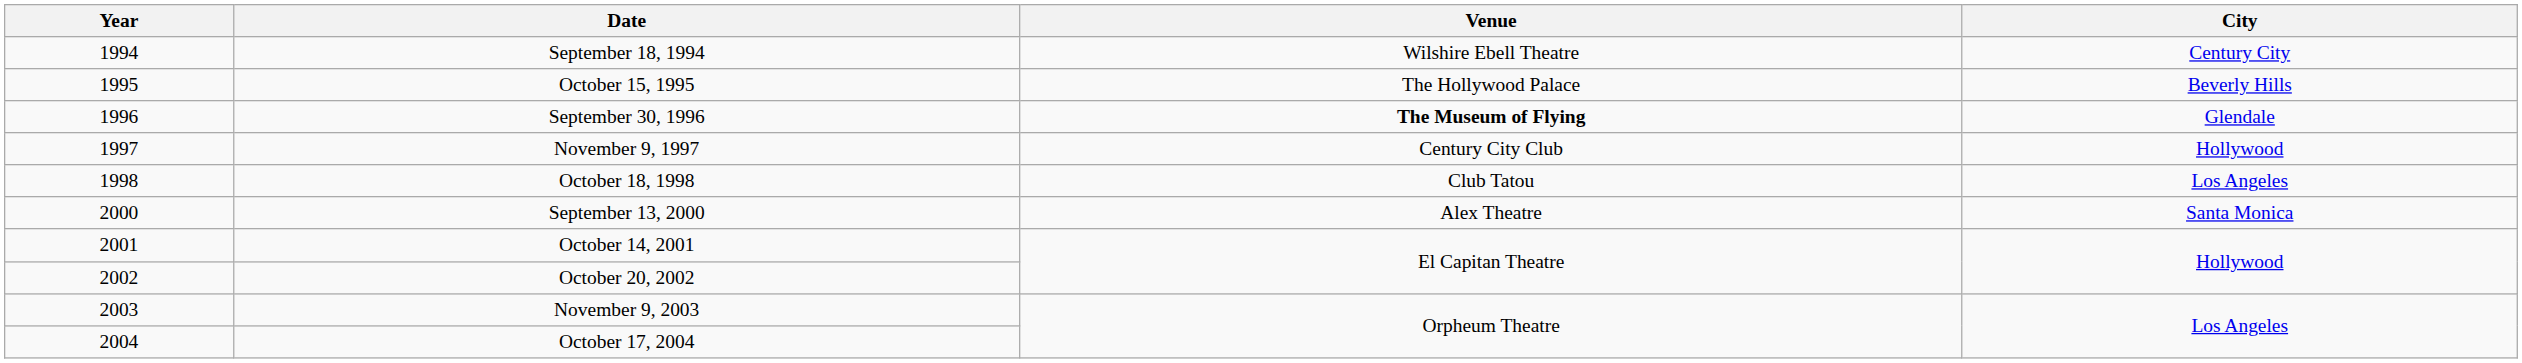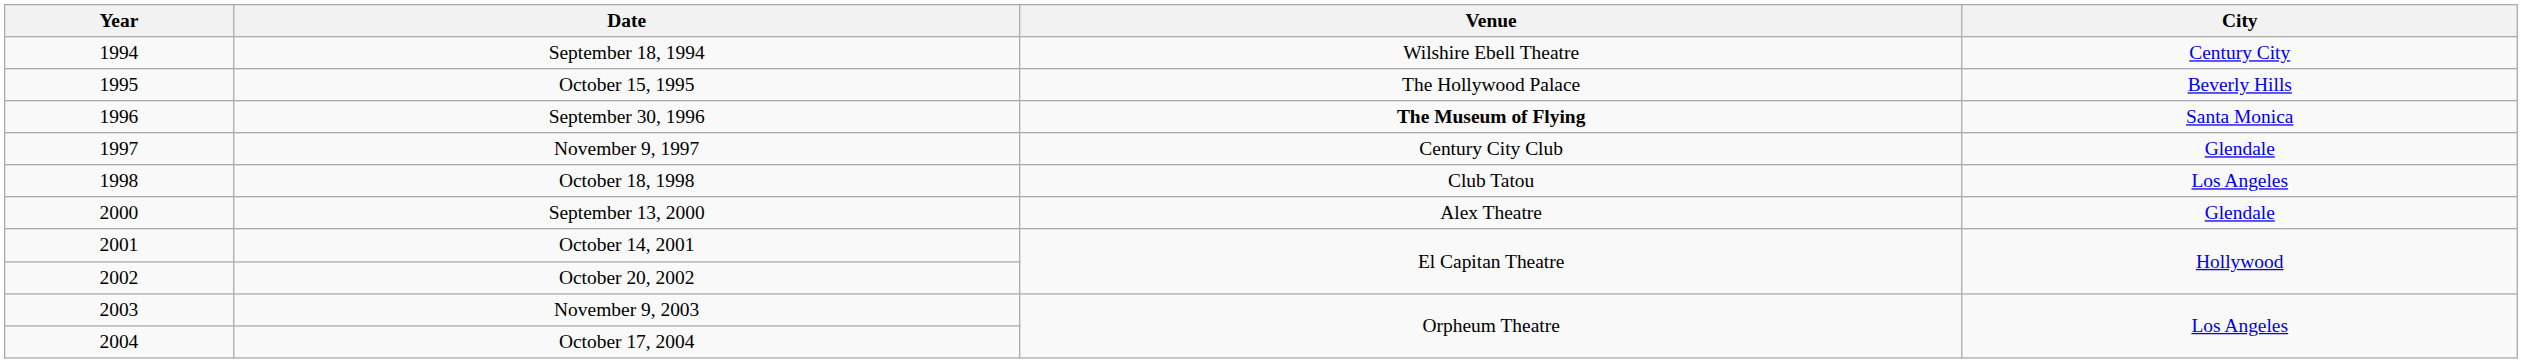(2240, 116) Glendale -> (2240, 116) Santa Monica
(2240, 149) Hollywood -> (2240, 149) Glendale
(2240, 213) Santa Monica -> (2240, 213) Glendale
